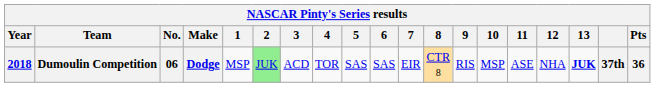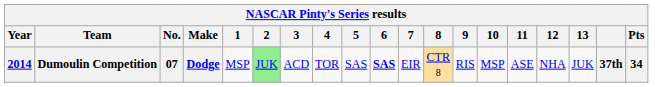(20, 64) 2018 -> (20, 64) 2014
(172, 64) 06 -> (172, 64) 07
(384, 64) normal -> (384, 64) bold
(584, 64) bold -> (583, 64) normal
(638, 64) 36 -> (636, 64) 34
